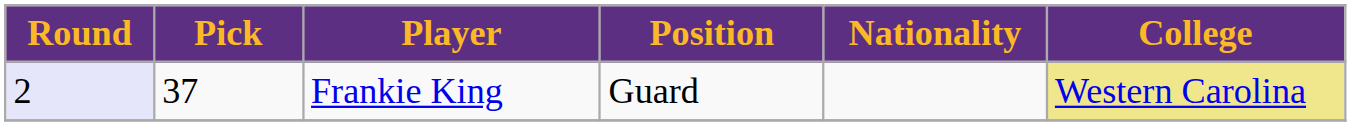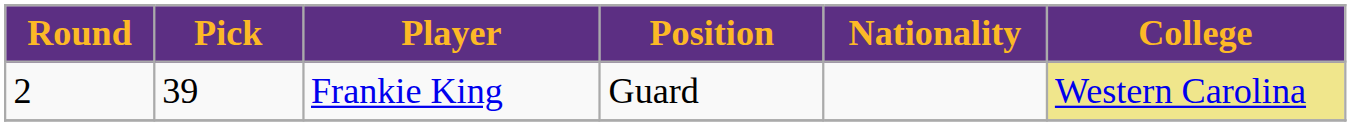(23, 90) lavender background -> (23, 90) no background
(180, 90) 37 -> (180, 90) 39
